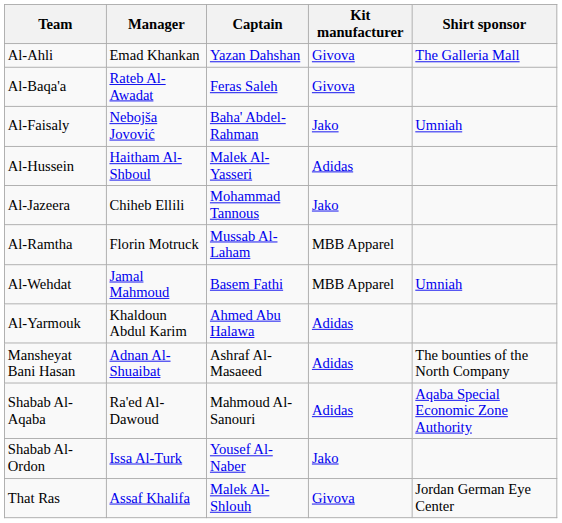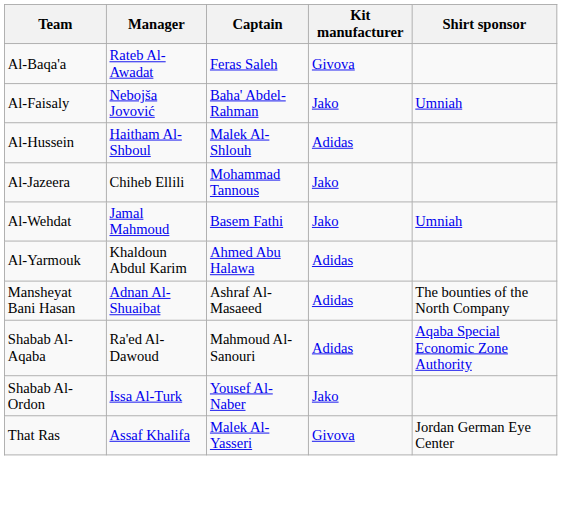- row: (30, 55)
(240, 165) Malek Al-Yasseri -> (240, 142) Malek Al-Shlouh
- row: (40, 244)
(353, 284) MBB Apparel -> (325, 221) Jako
(240, 497) Malek Al-Shlouh -> (240, 435) Malek Al-Yasseri
